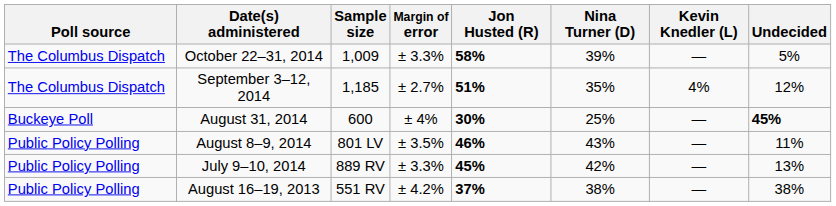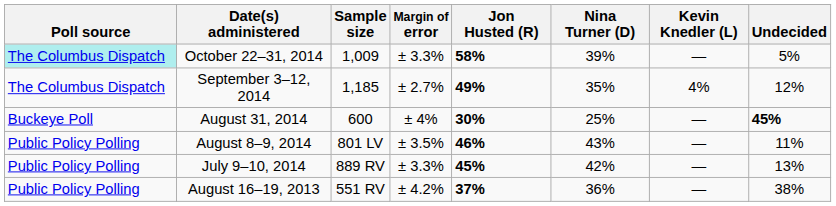(86, 56) no background -> (86, 56) paleturquoise background
(470, 87) 51% -> (470, 87) 49%
(600, 189) 38% -> (600, 189) 36%
